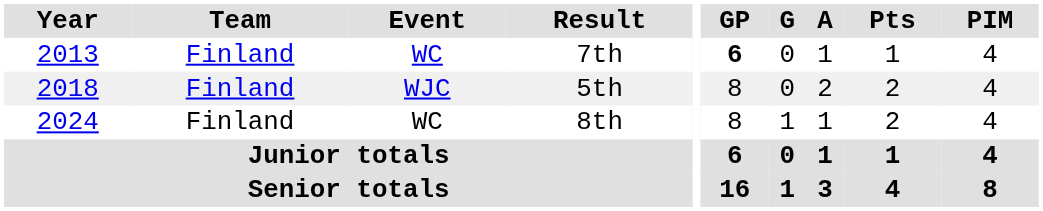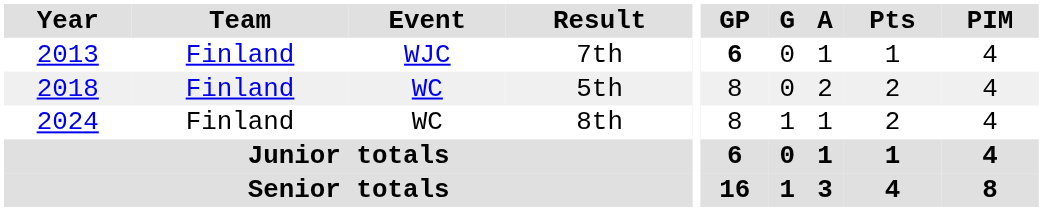(427, 55) WC -> (427, 55) WJC
(427, 89) WJC -> (427, 89) WC
